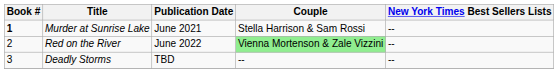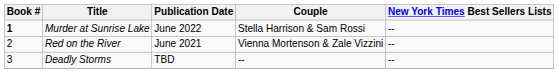(178, 28) June 2021 -> (178, 28) June 2022
(178, 44) June 2022 -> (178, 44) June 2021
(311, 44) lightgreen background -> (311, 44) no background
